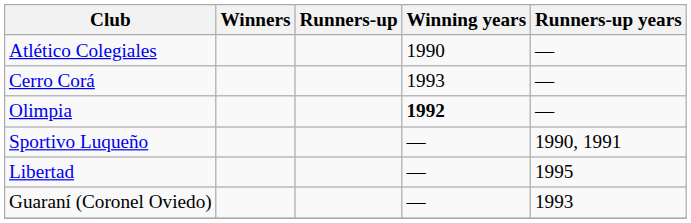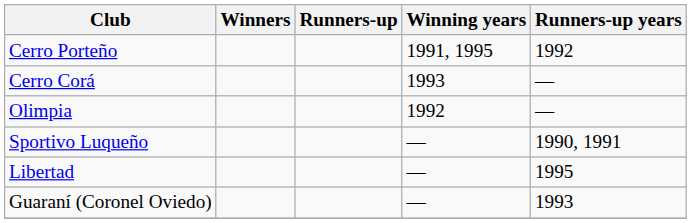+ row: (63, 50)
- row: (83, 50)
(426, 111) bold -> (426, 111) normal
